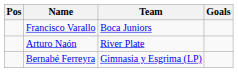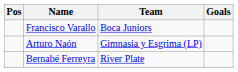(122, 43) River Plate -> (151, 43) Gimnasia y Esgrima (LP)
(151, 59) Gimnasia y Esgrima (LP) -> (122, 59) River Plate
